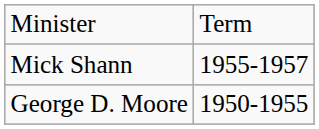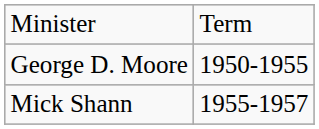rows swapped: (99, 104) <-> (72, 64)
